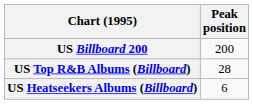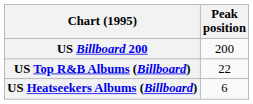(225, 68) 28 -> (225, 68) 22
